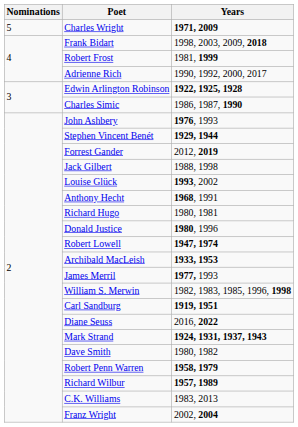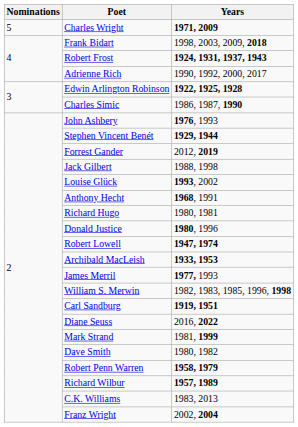(196, 58) 1981, 1999 -> (220, 58) 1924, 1931, 1937, 1943
(220, 337) 1924, 1931, 1937, 1943 -> (196, 337) 1981, 1999
